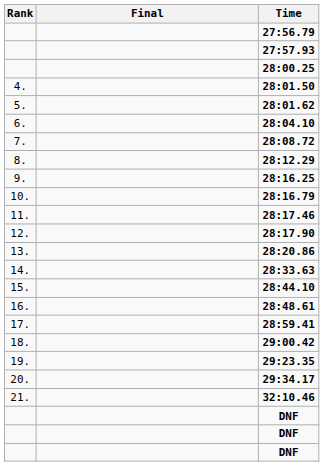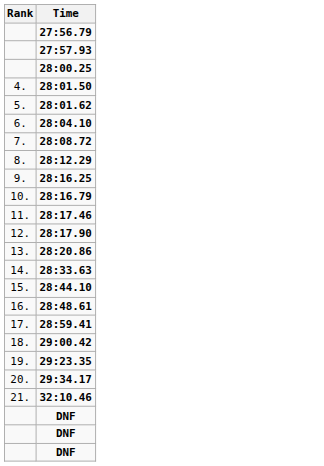- column: (147, 13)
